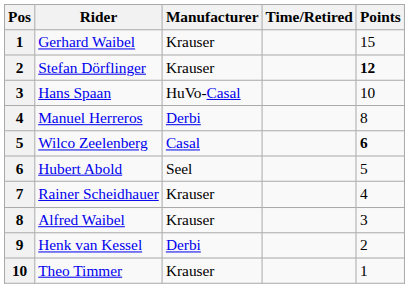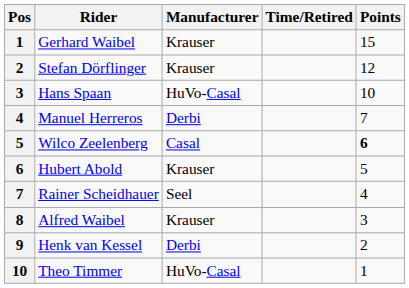(368, 67) bold -> (368, 67) normal
(364, 118) 8 -> (364, 118) 7
(179, 169) Seel -> (190, 169) Krauser
(190, 194) Krauser -> (179, 194) Seel
(190, 270) Krauser -> (203, 270) HuVo-Casal
